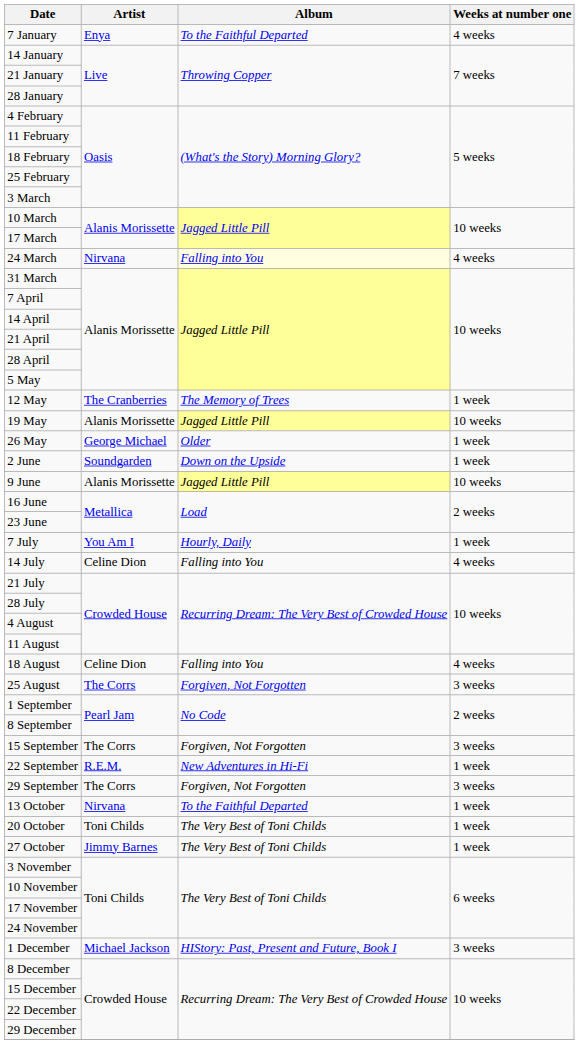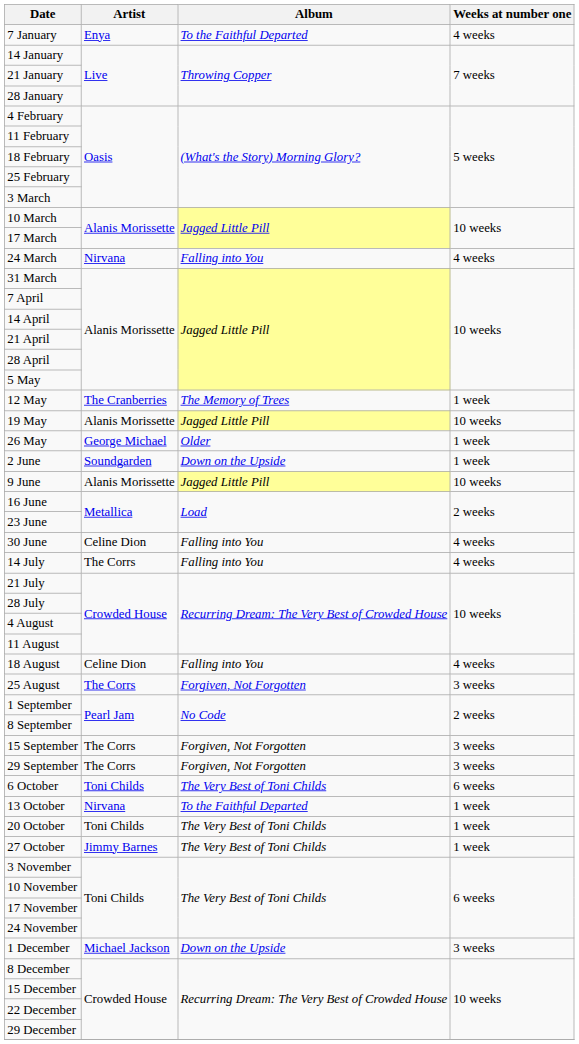(222, 258) lightyellow background -> (222, 258) no background
+ row: (27, 542)
- row: (23, 542)
(115, 562) Celine Dion -> (110, 562) The Corrs
- row: (43, 765)
+ row: (33, 786)
(289, 948) HIStory: Past, Present and Future, Book I -> (233, 948) Down on the Upside
